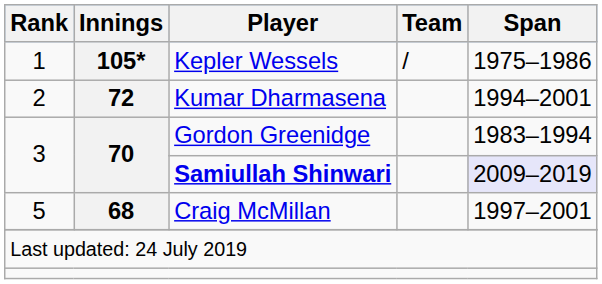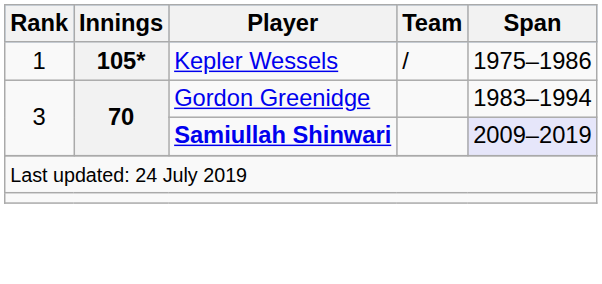- row: (39, 98)
- row: (39, 211)
